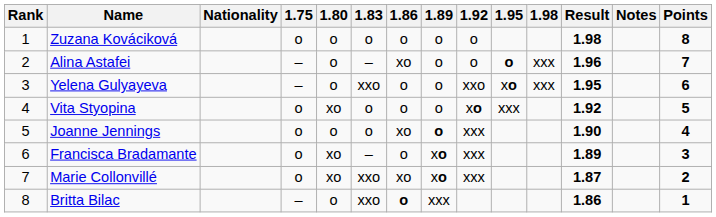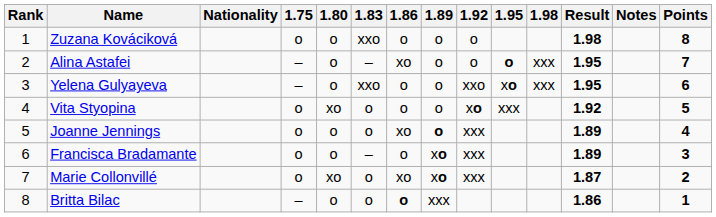(369, 39) o -> (369, 39) xxo
(587, 62) 1.96 -> (587, 62) 1.95
(587, 131) 1.90 -> (587, 131) 1.89
(334, 154) xo -> (334, 154) o
(369, 177) xxo -> (369, 177) o
(369, 200) xxo -> (369, 200) o
